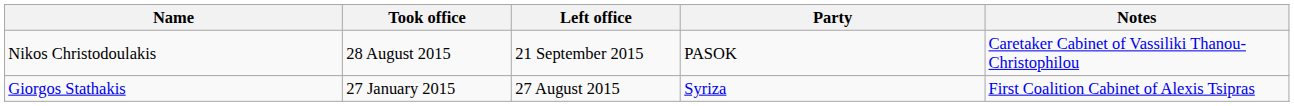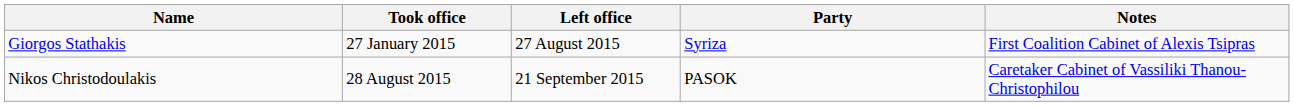rows swapped: (67, 88) <-> (82, 52)
